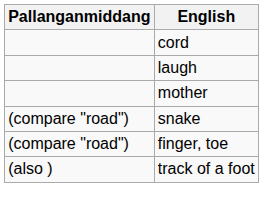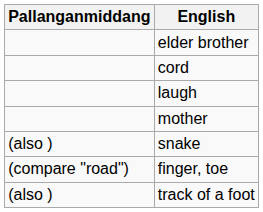+ row: (203, 42)
(69, 118) (compare "road") -> (30, 144) (also )
